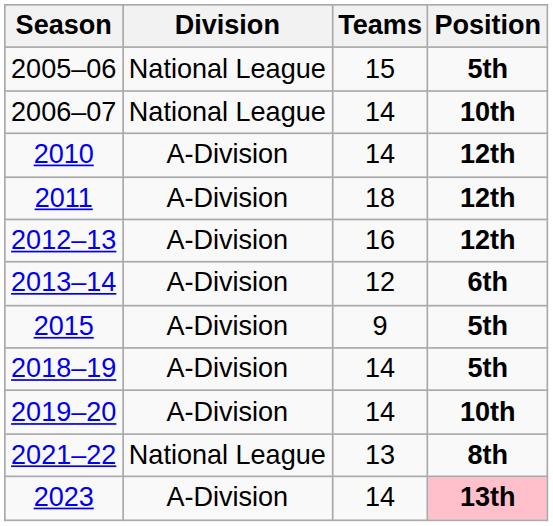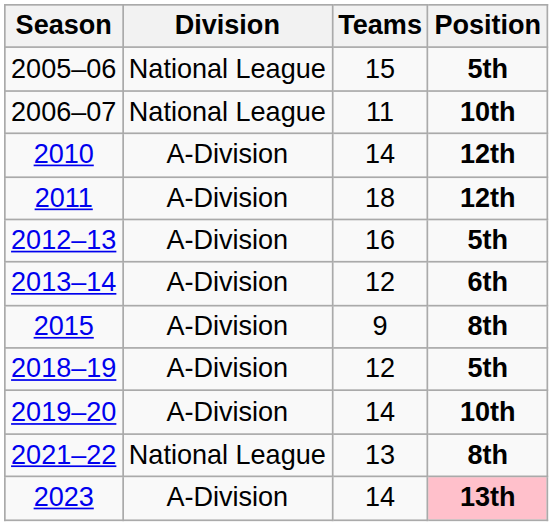(380, 111) 14 -> (380, 111) 11
(488, 240) 12th -> (488, 240) 5th
(488, 326) 5th -> (488, 326) 8th
(380, 369) 14 -> (380, 369) 12
